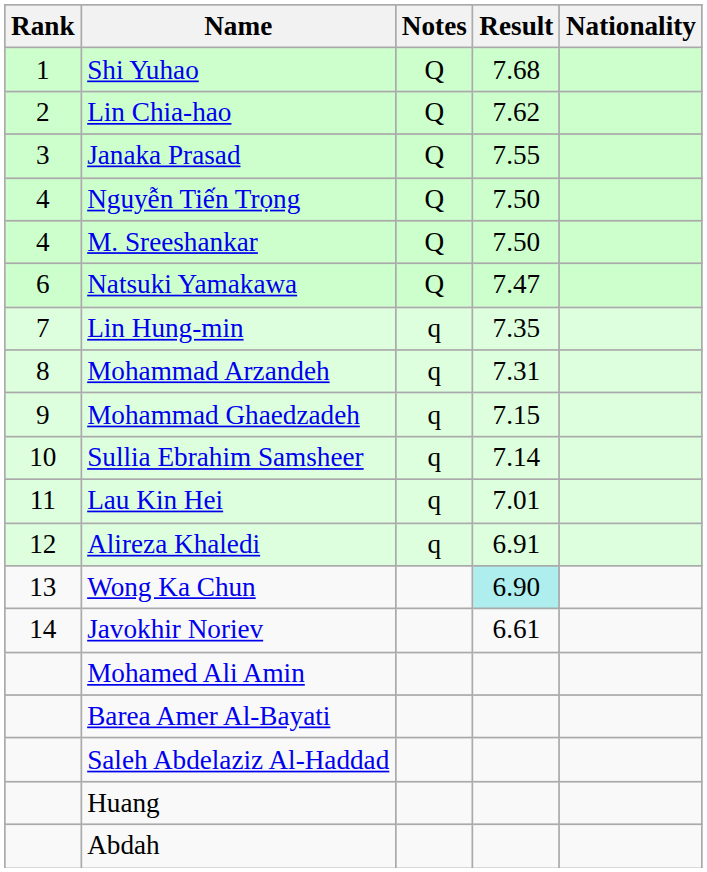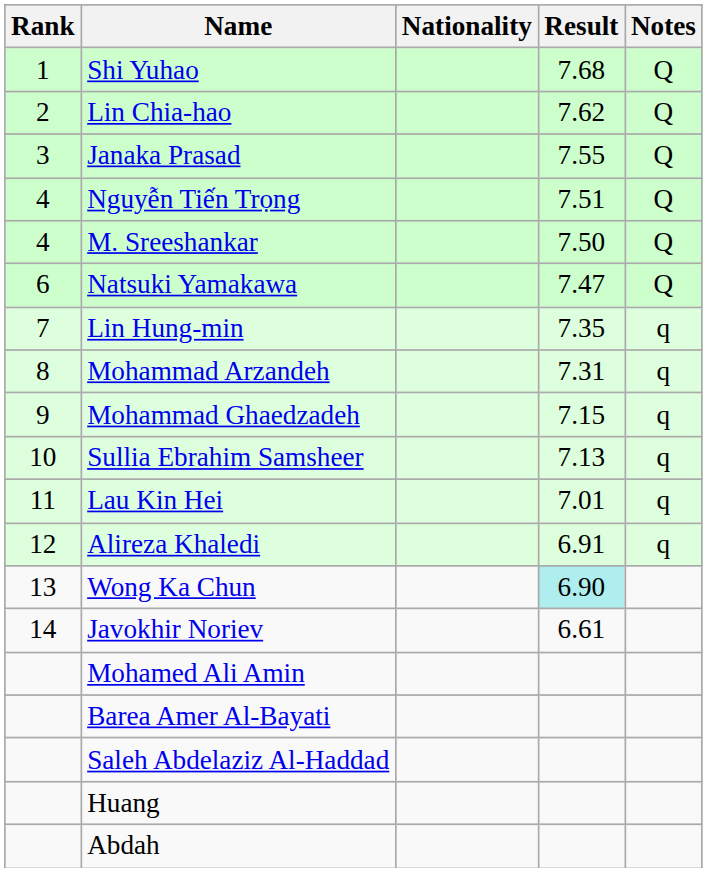columns swapped: (631, 26) <-> (434, 26)
(516, 198) 7.50 -> (581, 198) 7.51
(516, 457) 7.14 -> (581, 457) 7.13
